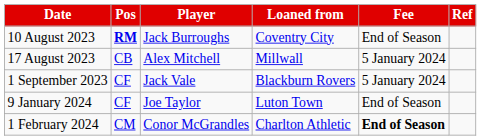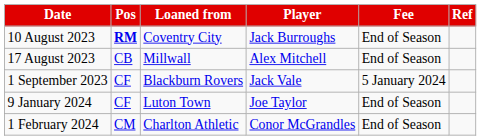columns swapped: (196, 15) <-> (305, 15)
(404, 59) 5 January 2024 -> (401, 59) End of Season
(403, 124) bold -> (401, 124) normal
